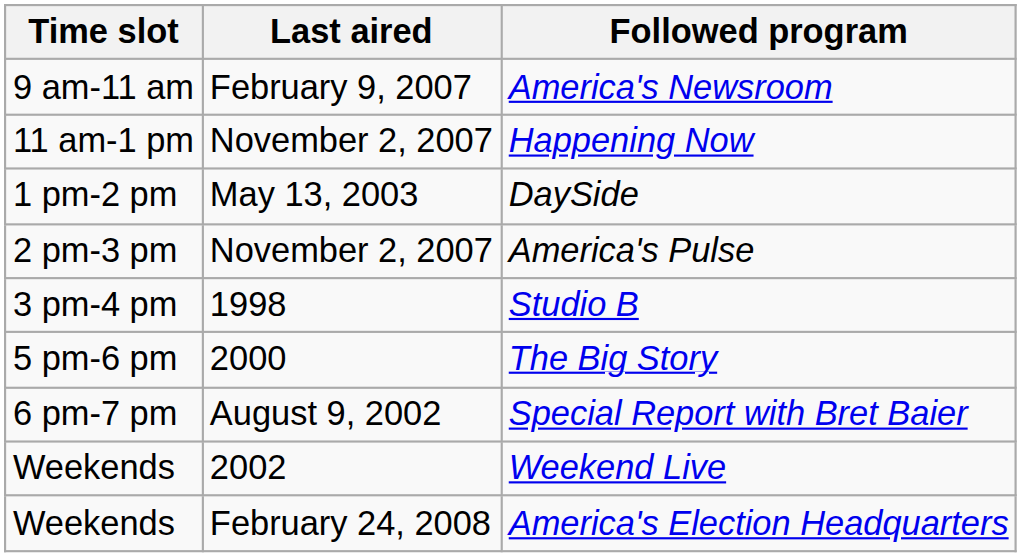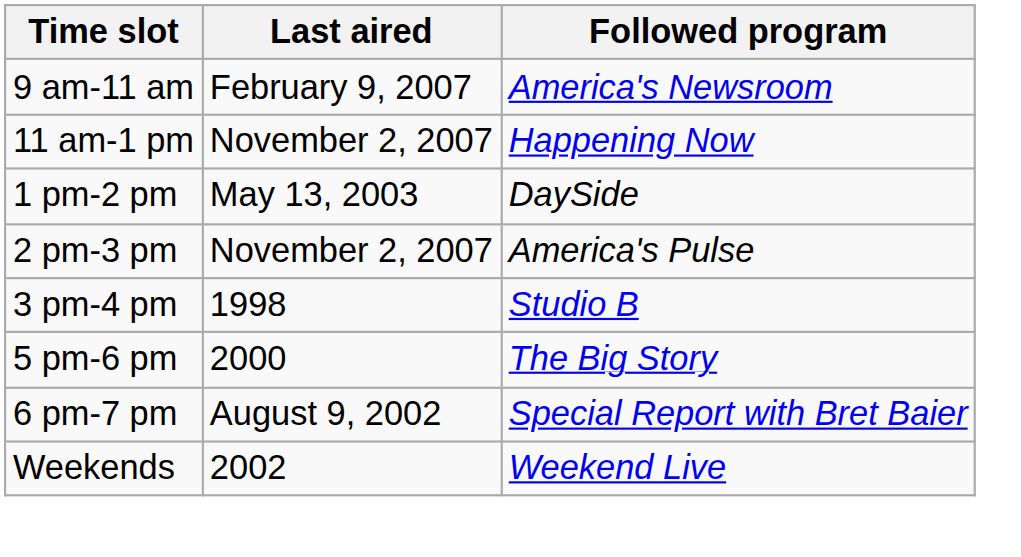- row: (759, 522)
